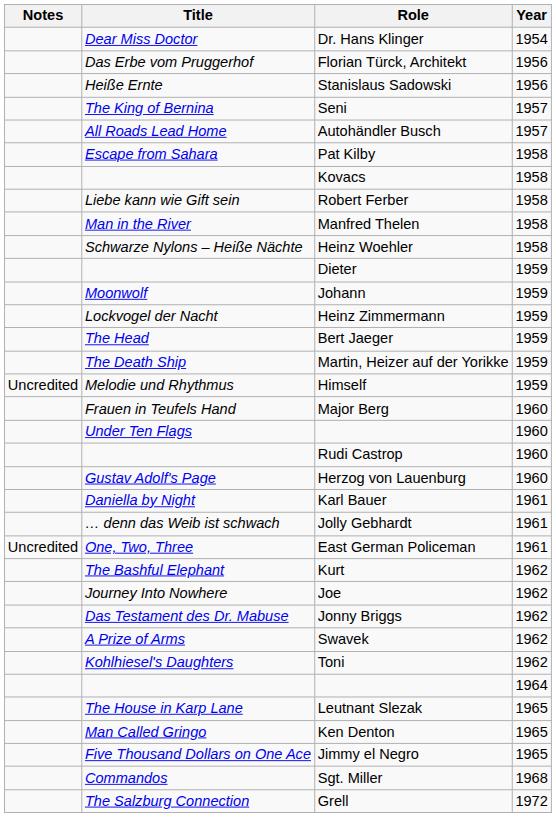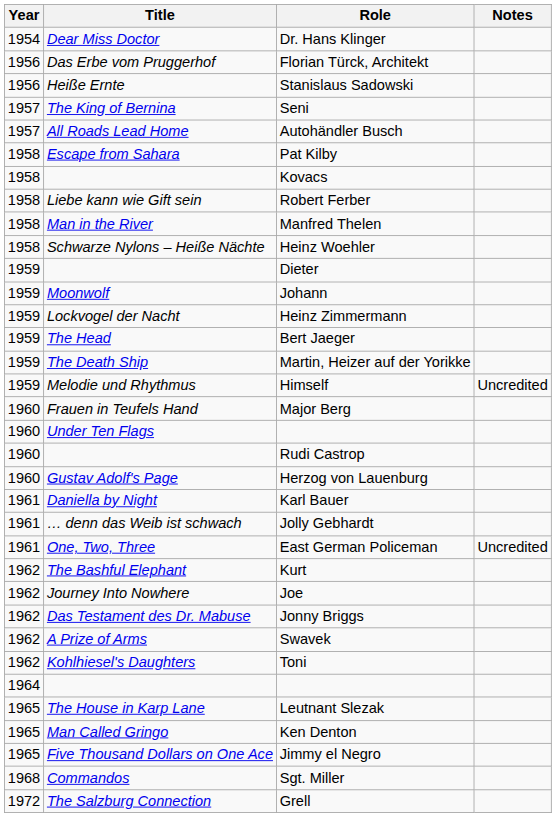columns swapped: (532, 16) <-> (43, 16)
